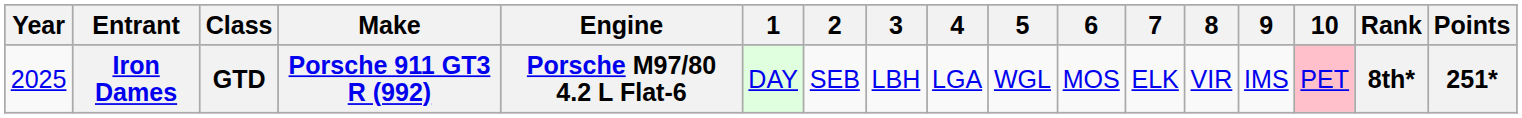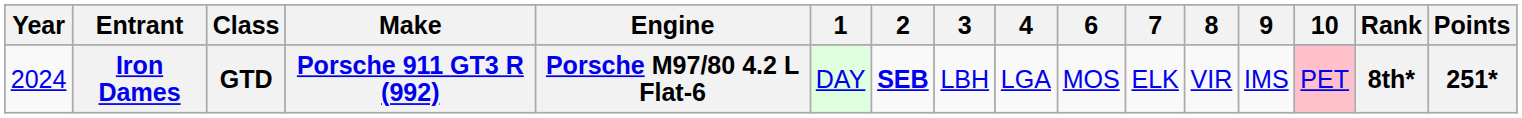- column: (1022, 25)
(39, 79) 2025 -> (39, 79) 2024
(835, 79) normal -> (903, 79) bold
